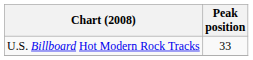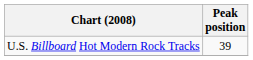(225, 45) 33 -> (225, 45) 39
